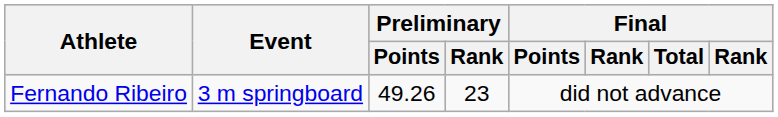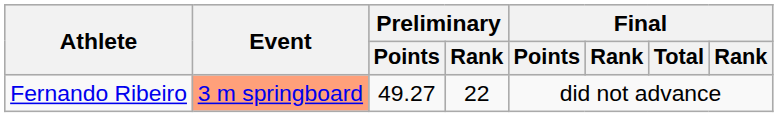(280, 94) no background -> (280, 94) lightsalmon background
(407, 94) 49.26 -> (407, 94) 49.27
(477, 94) 23 -> (477, 94) 22
